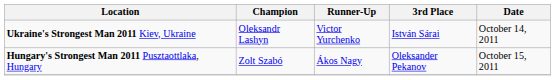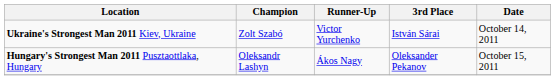(259, 34) Oleksandr Lashyn -> (261, 34) Zolt Szabó
(261, 61) Zolt Szabó -> (259, 61) Oleksandr Lashyn
